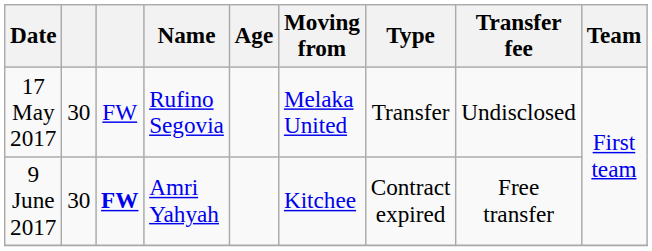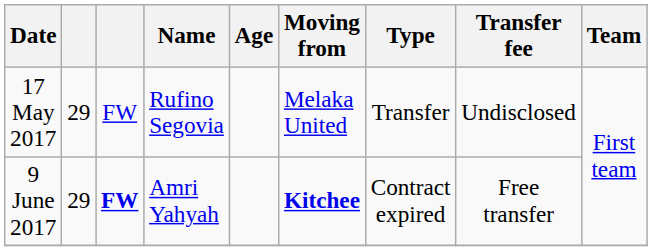(79, 111) 30 -> (79, 111) 29
(79, 200) 30 -> (79, 200) 29
(320, 200) normal -> (322, 200) bold
